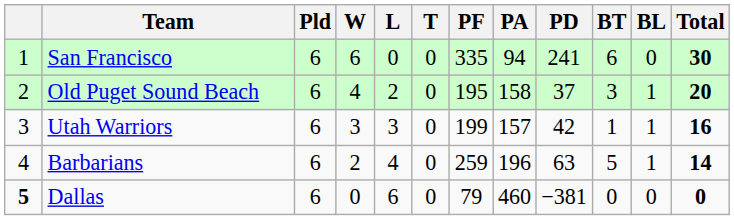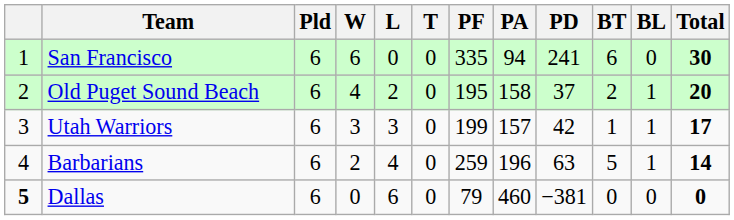(612, 92) 3 -> (612, 92) 2
(700, 127) 16 -> (700, 127) 17
